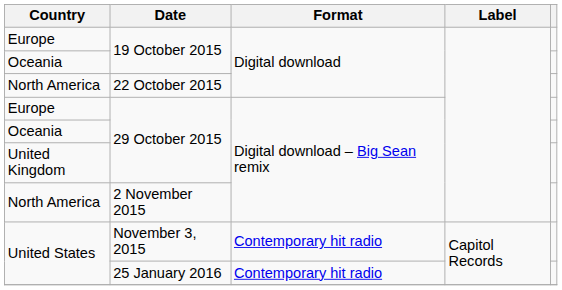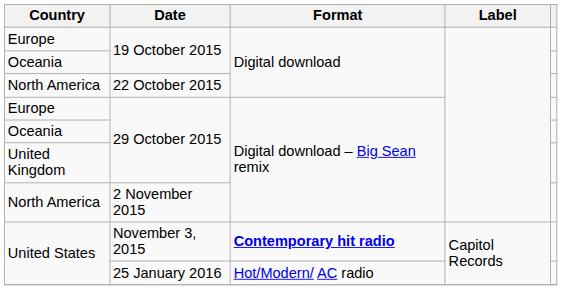(308, 241) normal -> (314, 241) bold
(308, 273) Contemporary hit radio -> (304, 273) Hot/Modern/ AC radio
